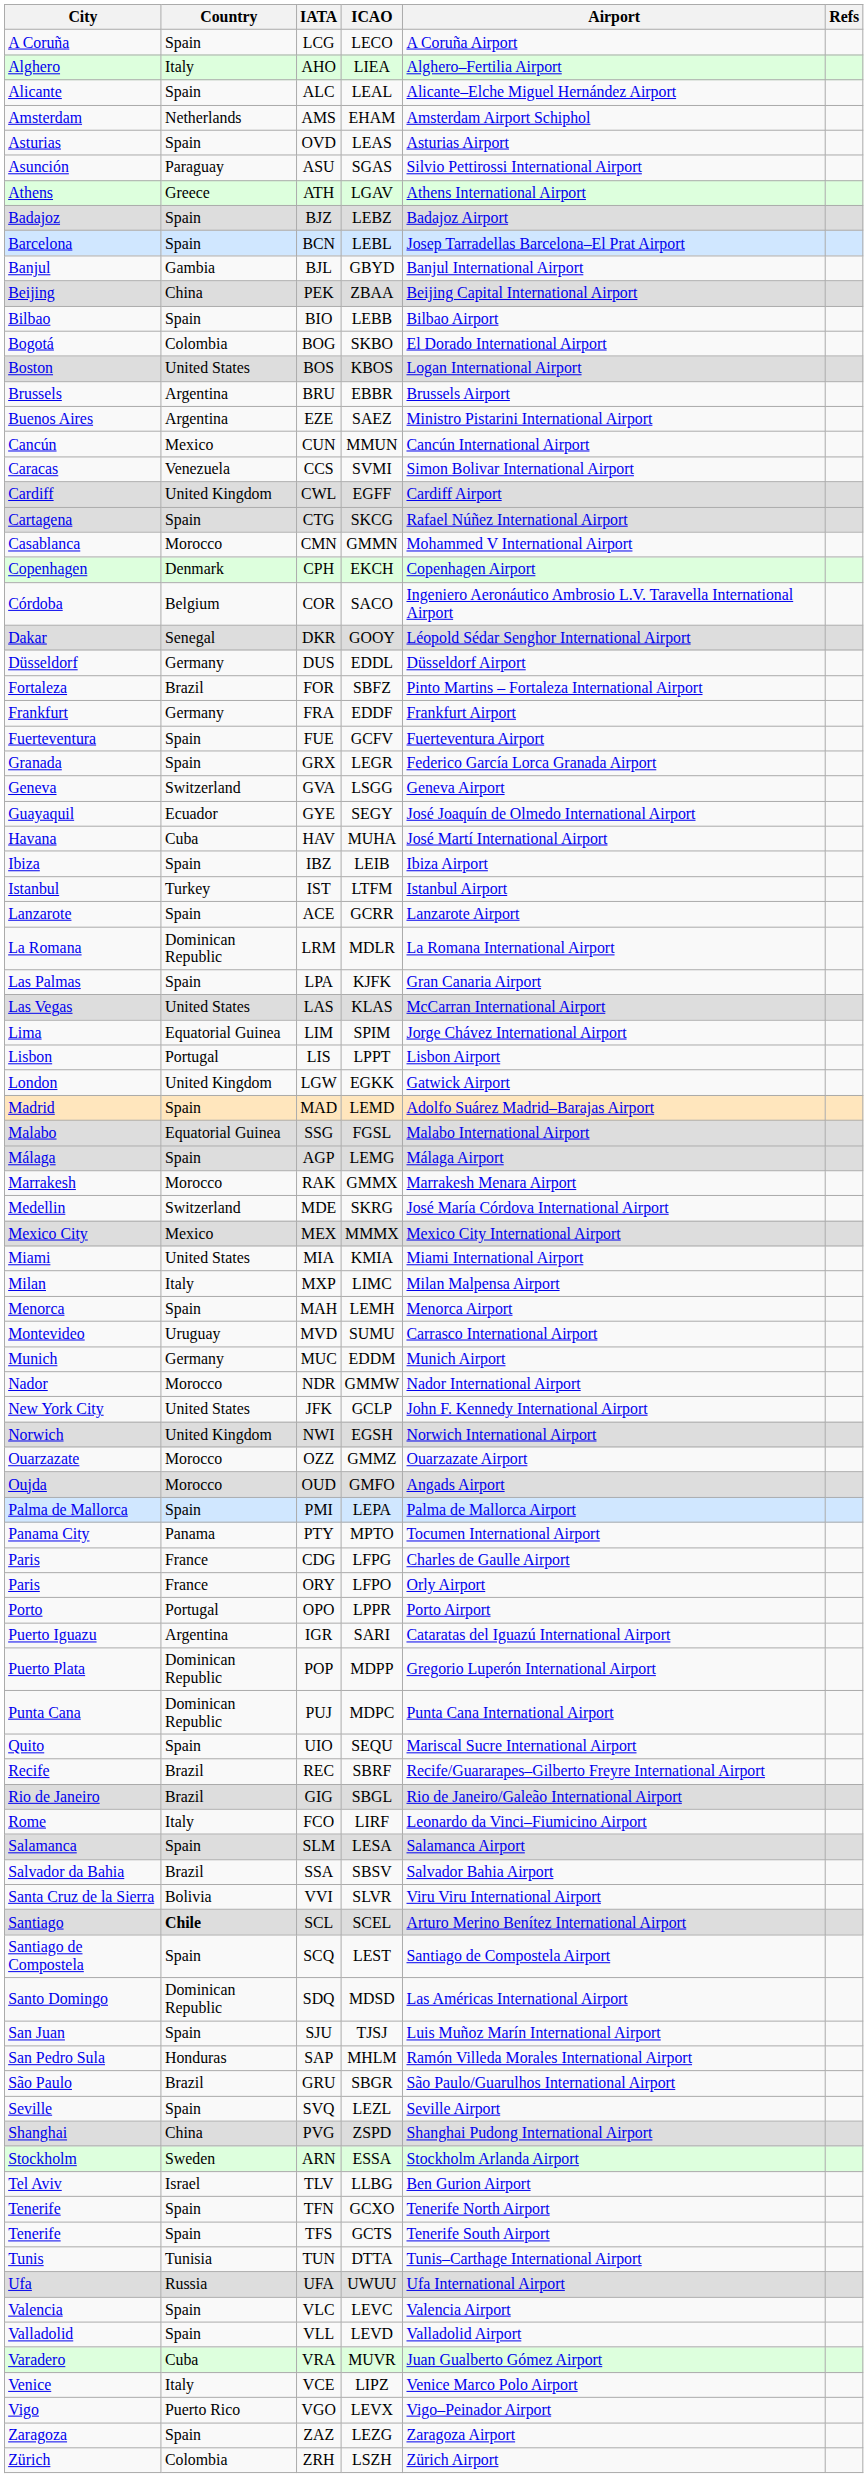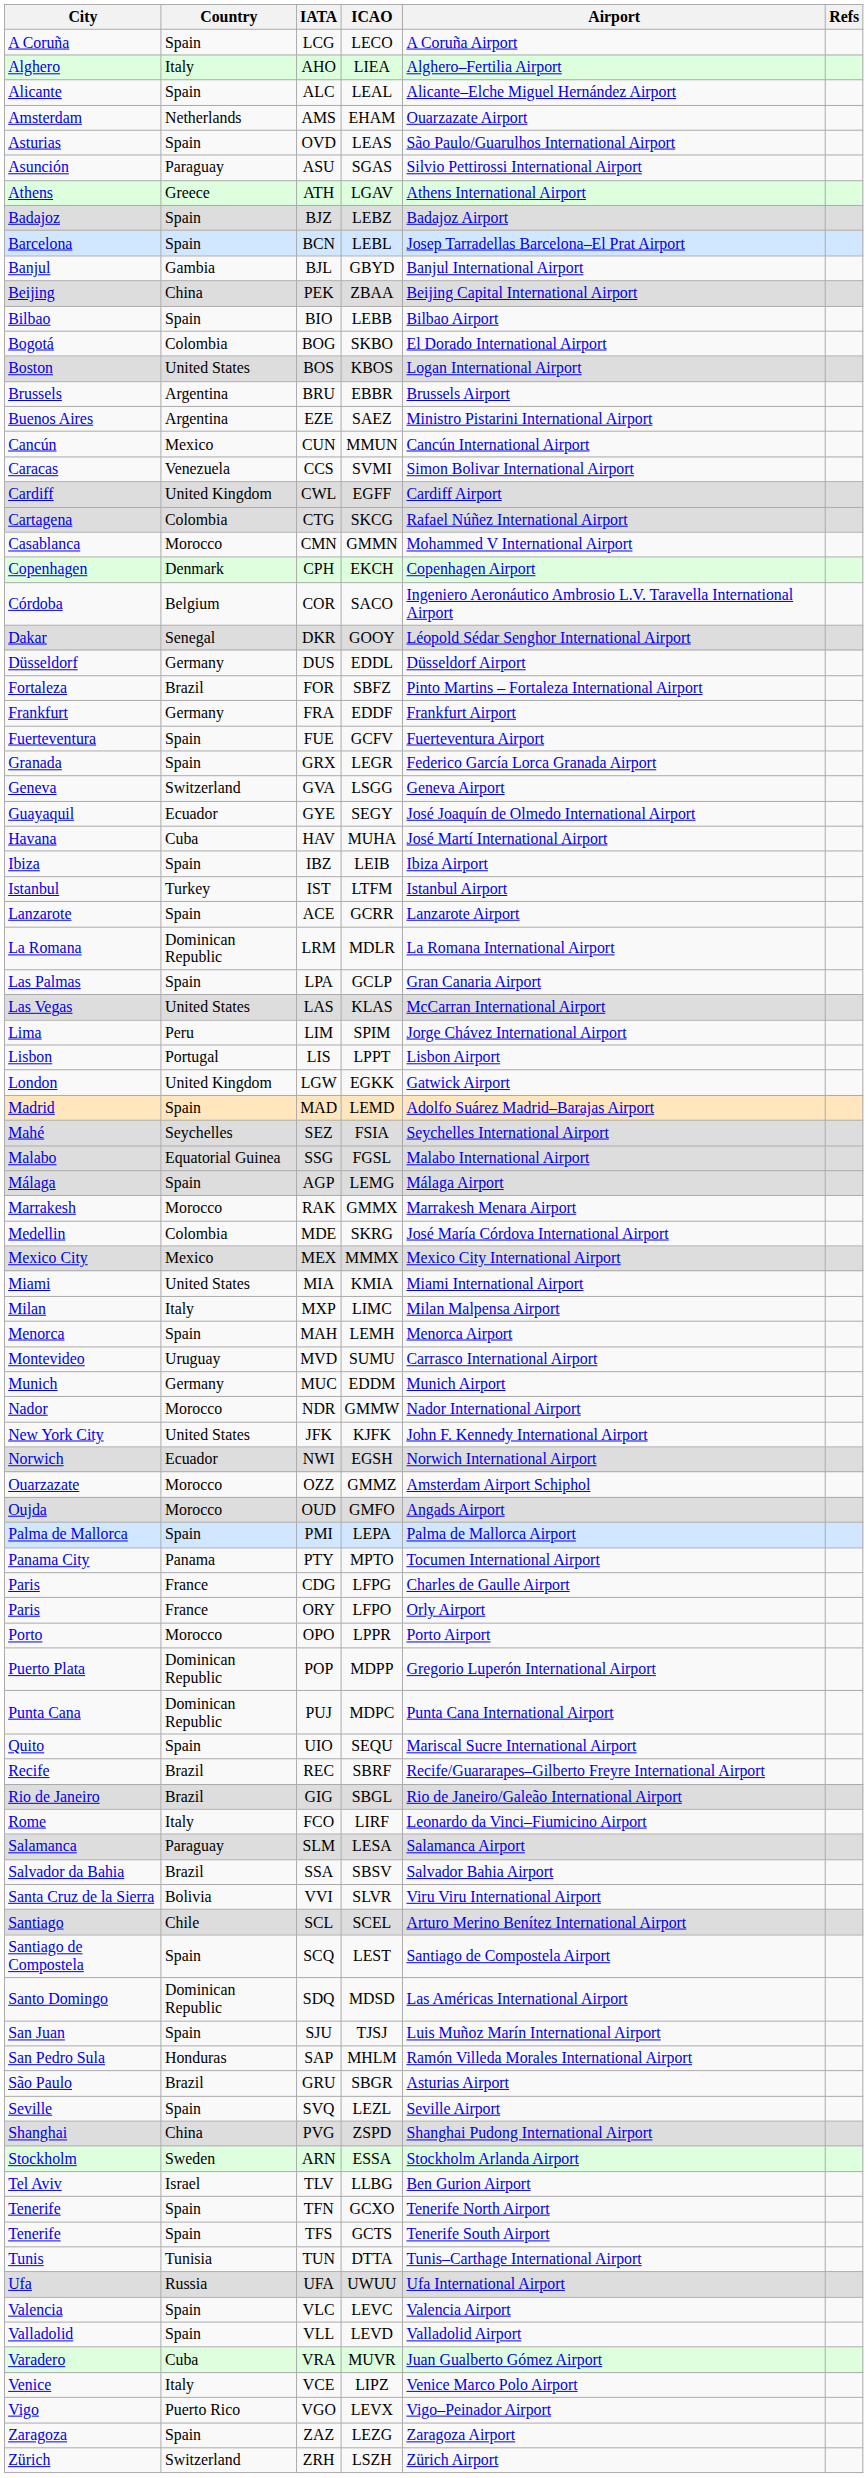(498, 117) Amsterdam Airport Schiphol -> (467, 117) Ouarzazate Airport
(458, 142) Asturias Airport -> (541, 142) São Paulo/Guarulhos International Airport
(183, 519) Spain -> (196, 519) Colombia
(372, 982) KJFK -> (372, 982) GCLP
(223, 1032) Equatorial Guinea -> (179, 1032) Peru
+ row: (319, 1132)
(203, 1208) Switzerland -> (196, 1233) Colombia
(372, 1409) GCLP -> (372, 1434) KJFK
(218, 1434) United Kingdom -> (191, 1459) Ecuador
(467, 1459) Ouarzazate Airport -> (498, 1484) Amsterdam Airport Schiphol
(192, 1610) Portugal -> (194, 1635) Morocco
- row: (319, 1635)
(183, 1846) Spain -> (194, 1846) Paraguay
(183, 1922) bold -> (182, 1922) normal
(541, 2083) São Paulo/Guarulhos International Airport -> (458, 2083) Asturias Airport
(196, 2460) Colombia -> (203, 2460) Switzerland
